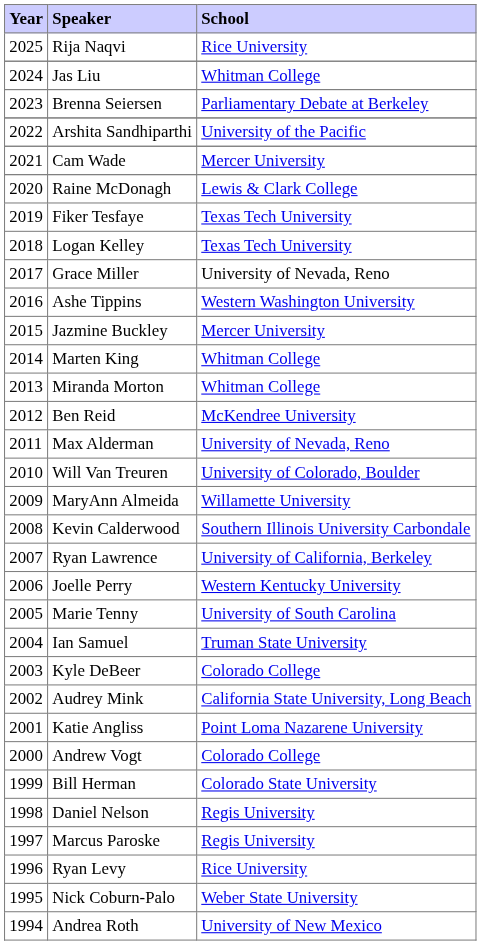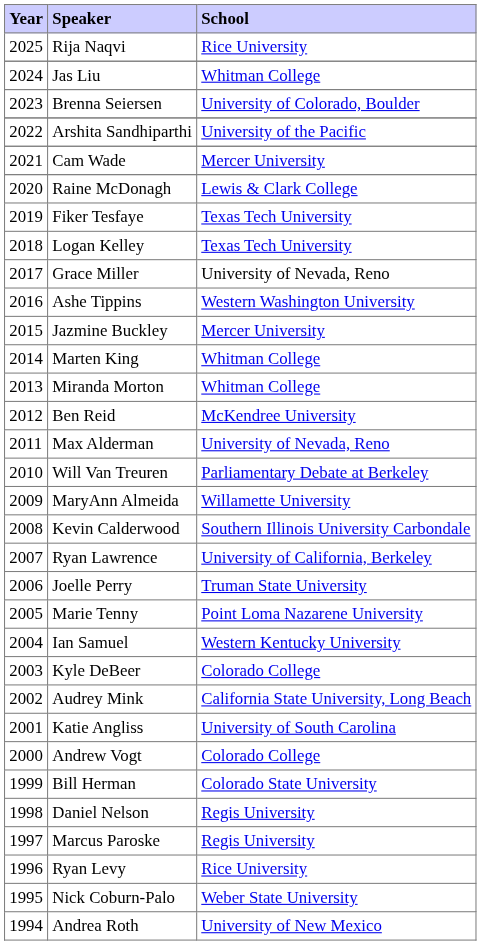(315, 103) Parliamentary Debate at Berkeley -> (310, 103) University of Colorado, Boulder
(310, 472) University of Colorado, Boulder -> (315, 472) Parliamentary Debate at Berkeley
(301, 585) Western Kentucky University -> (284, 585) Truman State University
(299, 614) University of South Carolina -> (312, 614) Point Loma Nazarene University
(284, 642) Truman State University -> (301, 642) Western Kentucky University
(312, 727) Point Loma Nazarene University -> (299, 727) University of South Carolina
